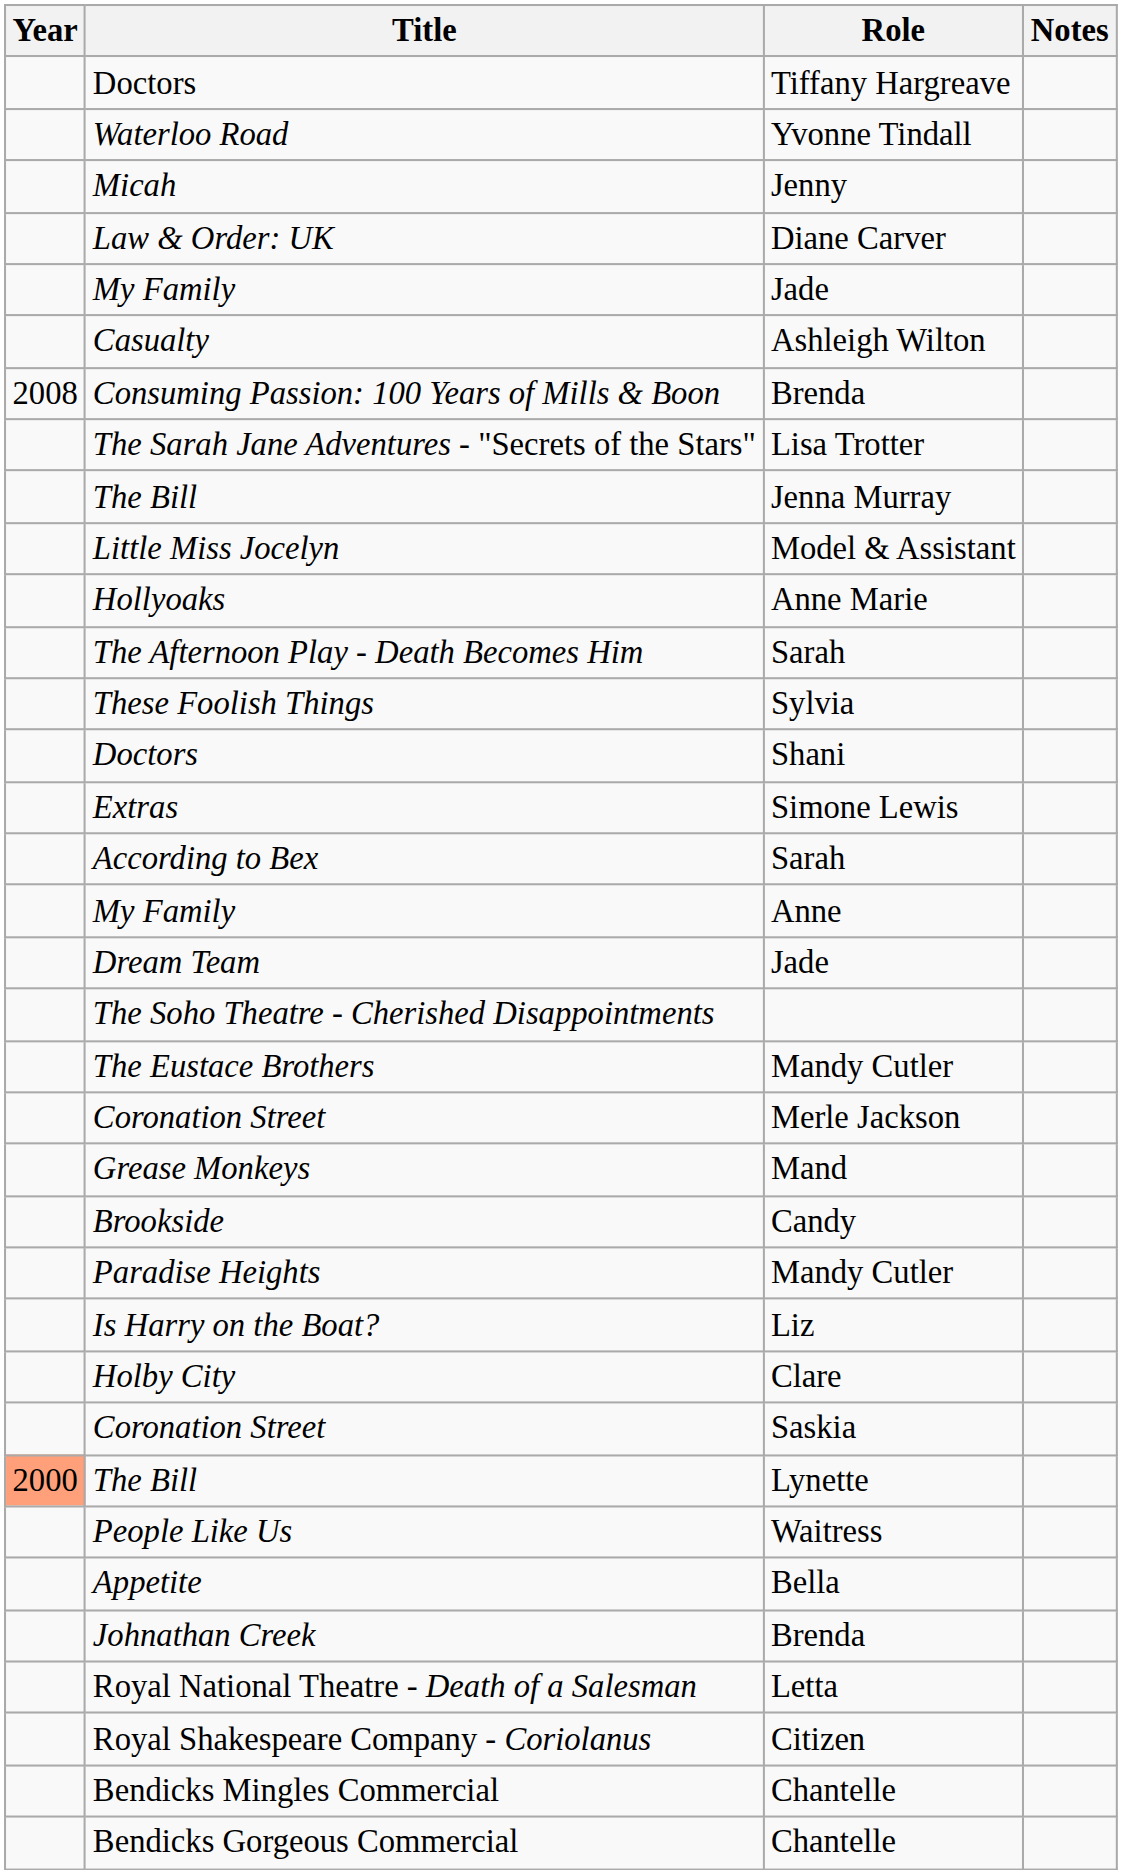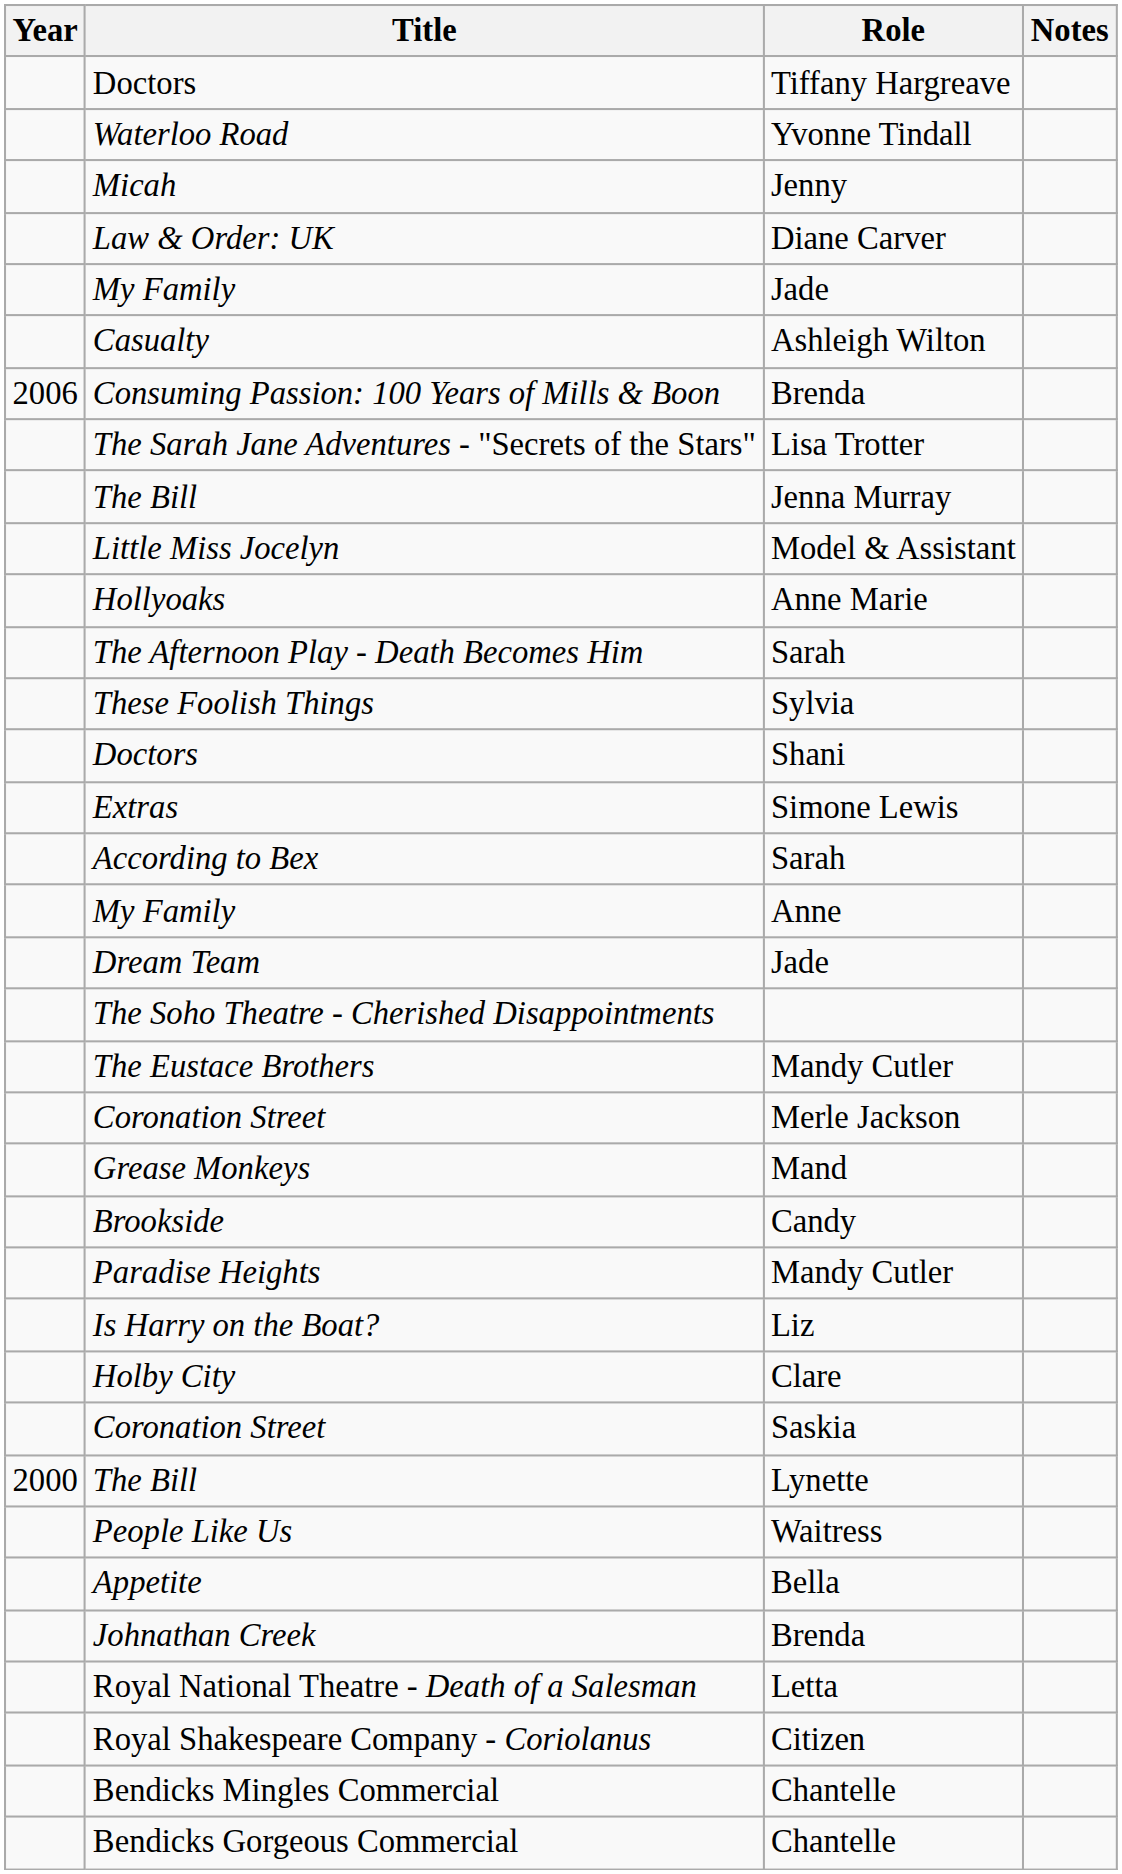(45, 392) 2008 -> (45, 392) 2006
(45, 1479) lightsalmon background -> (45, 1479) no background
